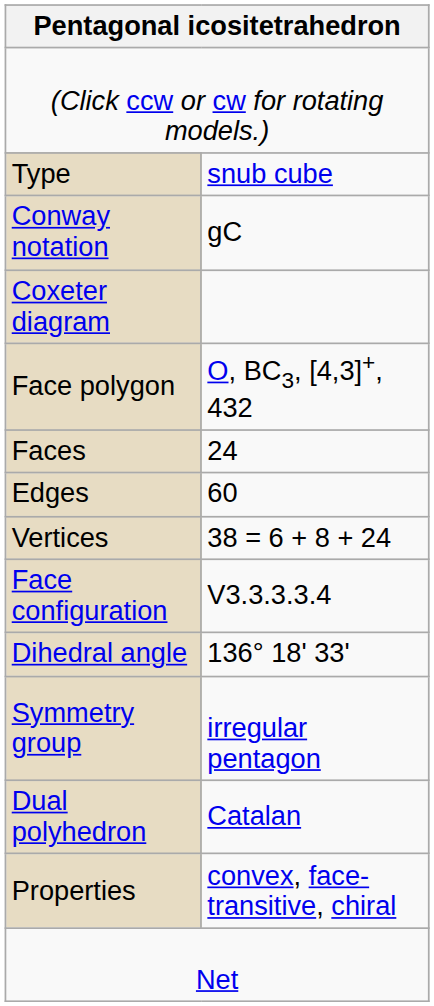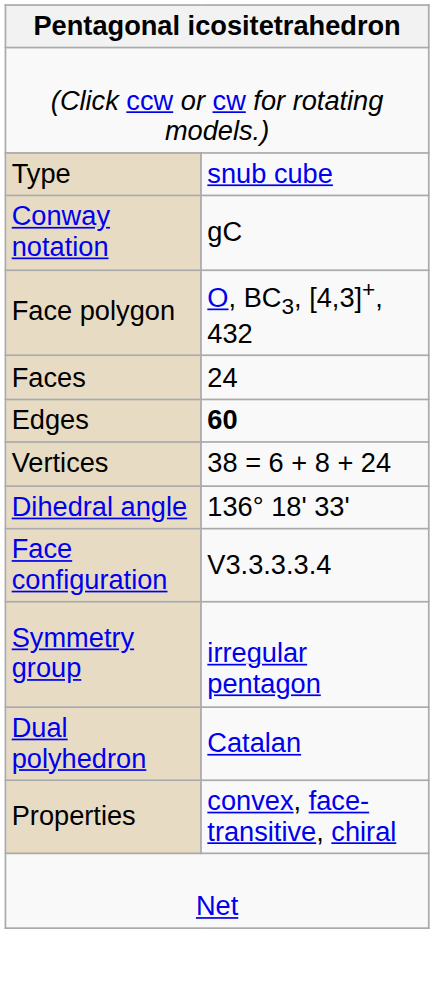- row: (61, 305)
(222, 494) normal -> (222, 420) bold
rows swapped: (90, 595) <-> (99, 654)
